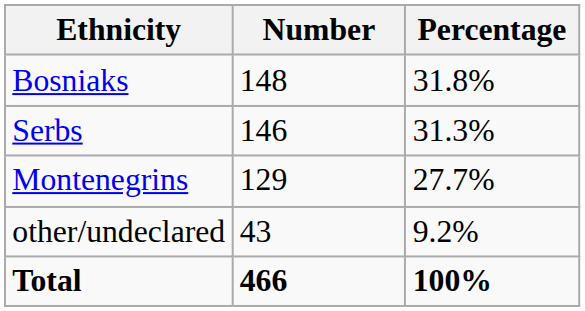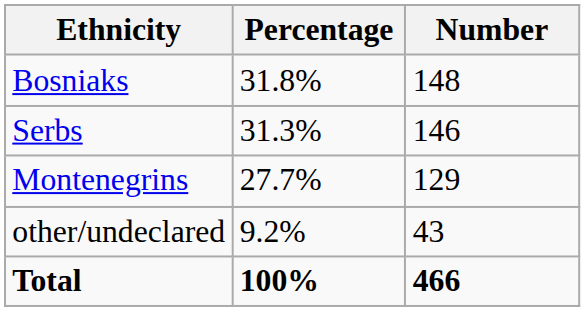columns swapped: (319, 29) <-> (492, 29)
